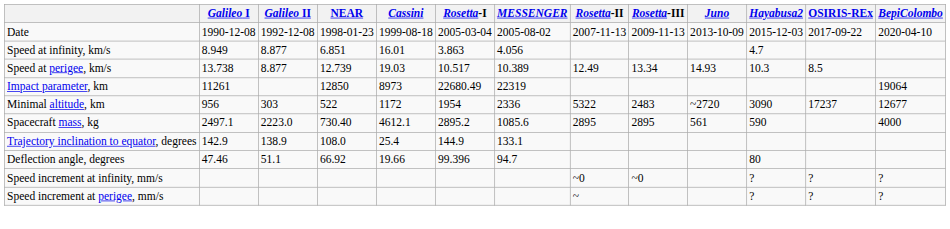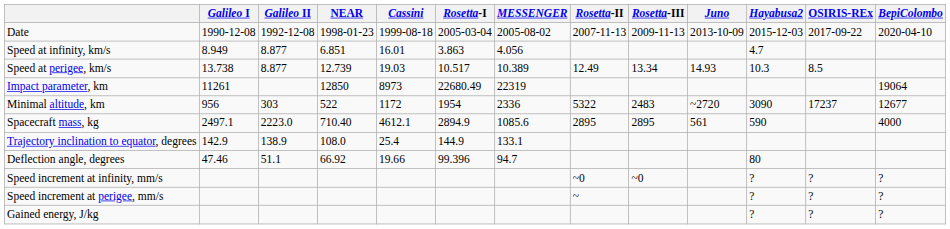(336, 123) 730.40 -> (336, 123) 710.40
(454, 123) 2895.2 -> (454, 123) 2894.9
+ row: (53, 214)
